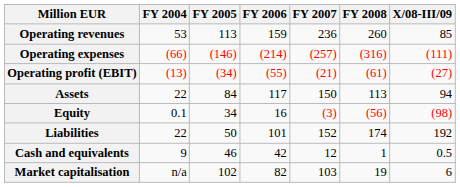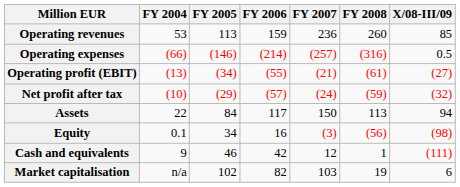(439, 53) (111) -> (444, 53) 0.5
+ row: (72, 93)
- row: (72, 133)
(444, 152) 0.5 -> (439, 152) (111)
